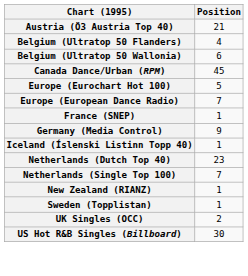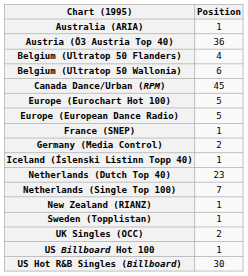+ row: (100, 27)
(219, 27) 21 -> (219, 41) 36
(219, 101) 7 -> (219, 116) 5
(219, 130) 9 -> (219, 145) 2
+ row: (100, 249)
